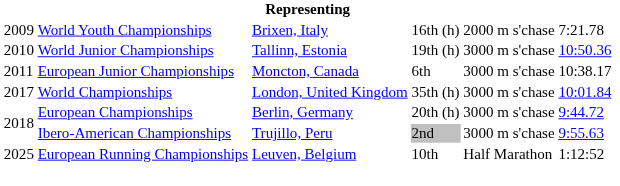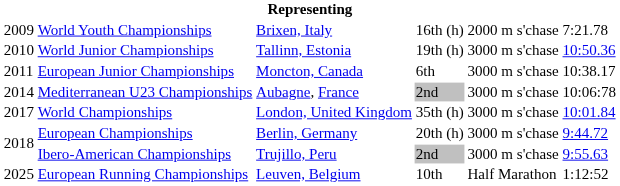+ row: (145, 92)
